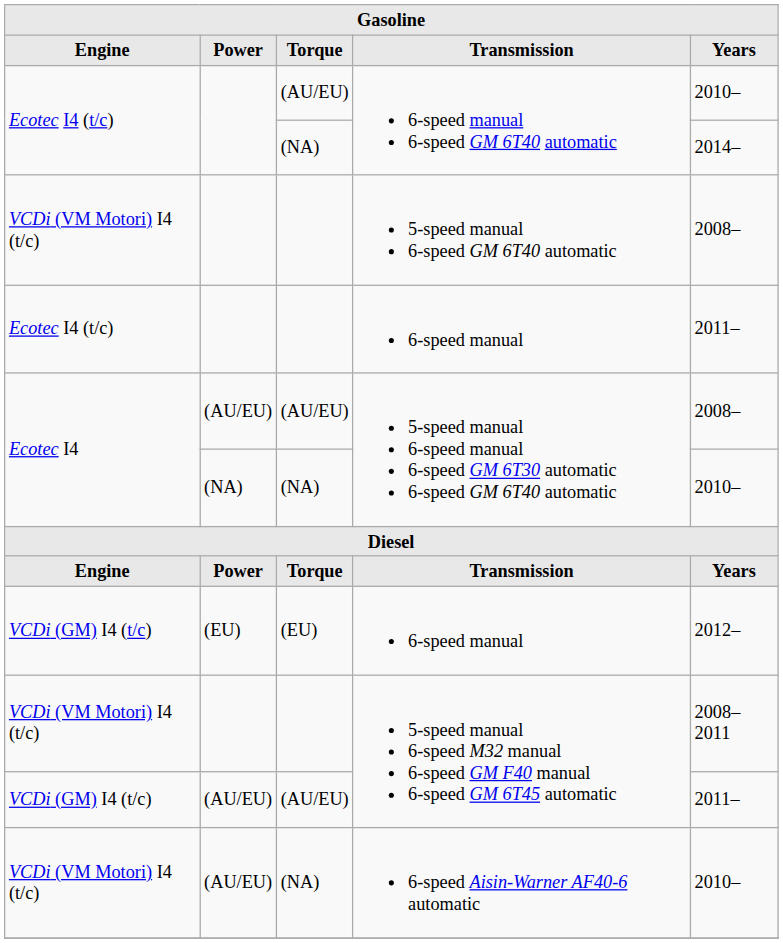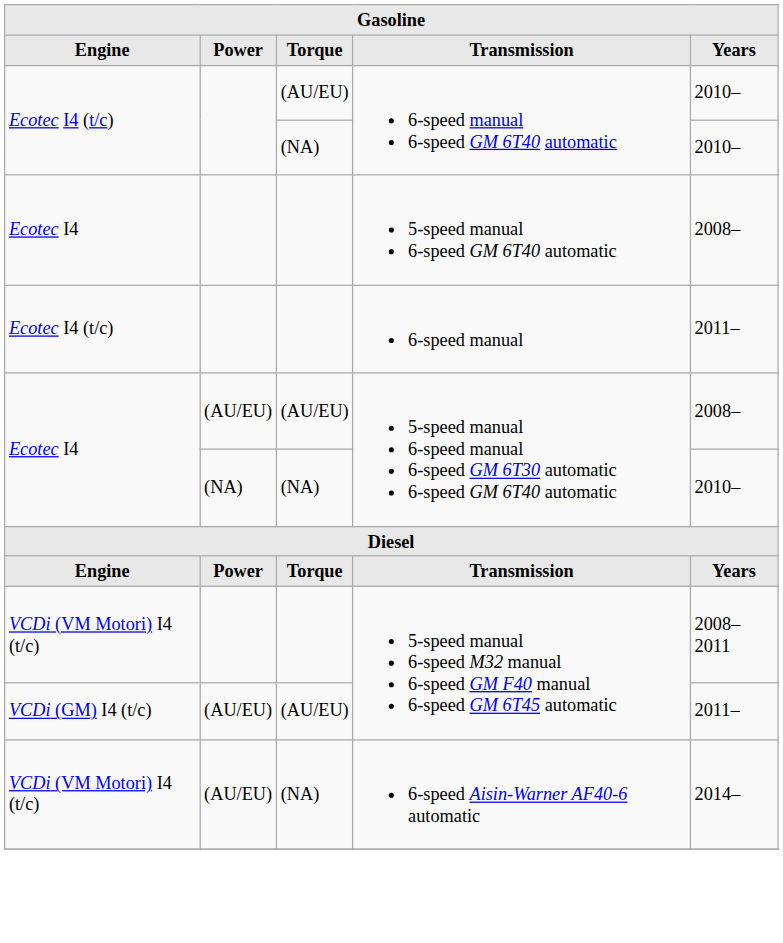(717, 147) 2014– -> (717, 147) 2010–
(90, 230) VCDi (VM Motori) I4 (t/c) -> (44, 230) Ecotec I4
- row: (299, 630)
(717, 883) 2010– -> (717, 794) 2014–
